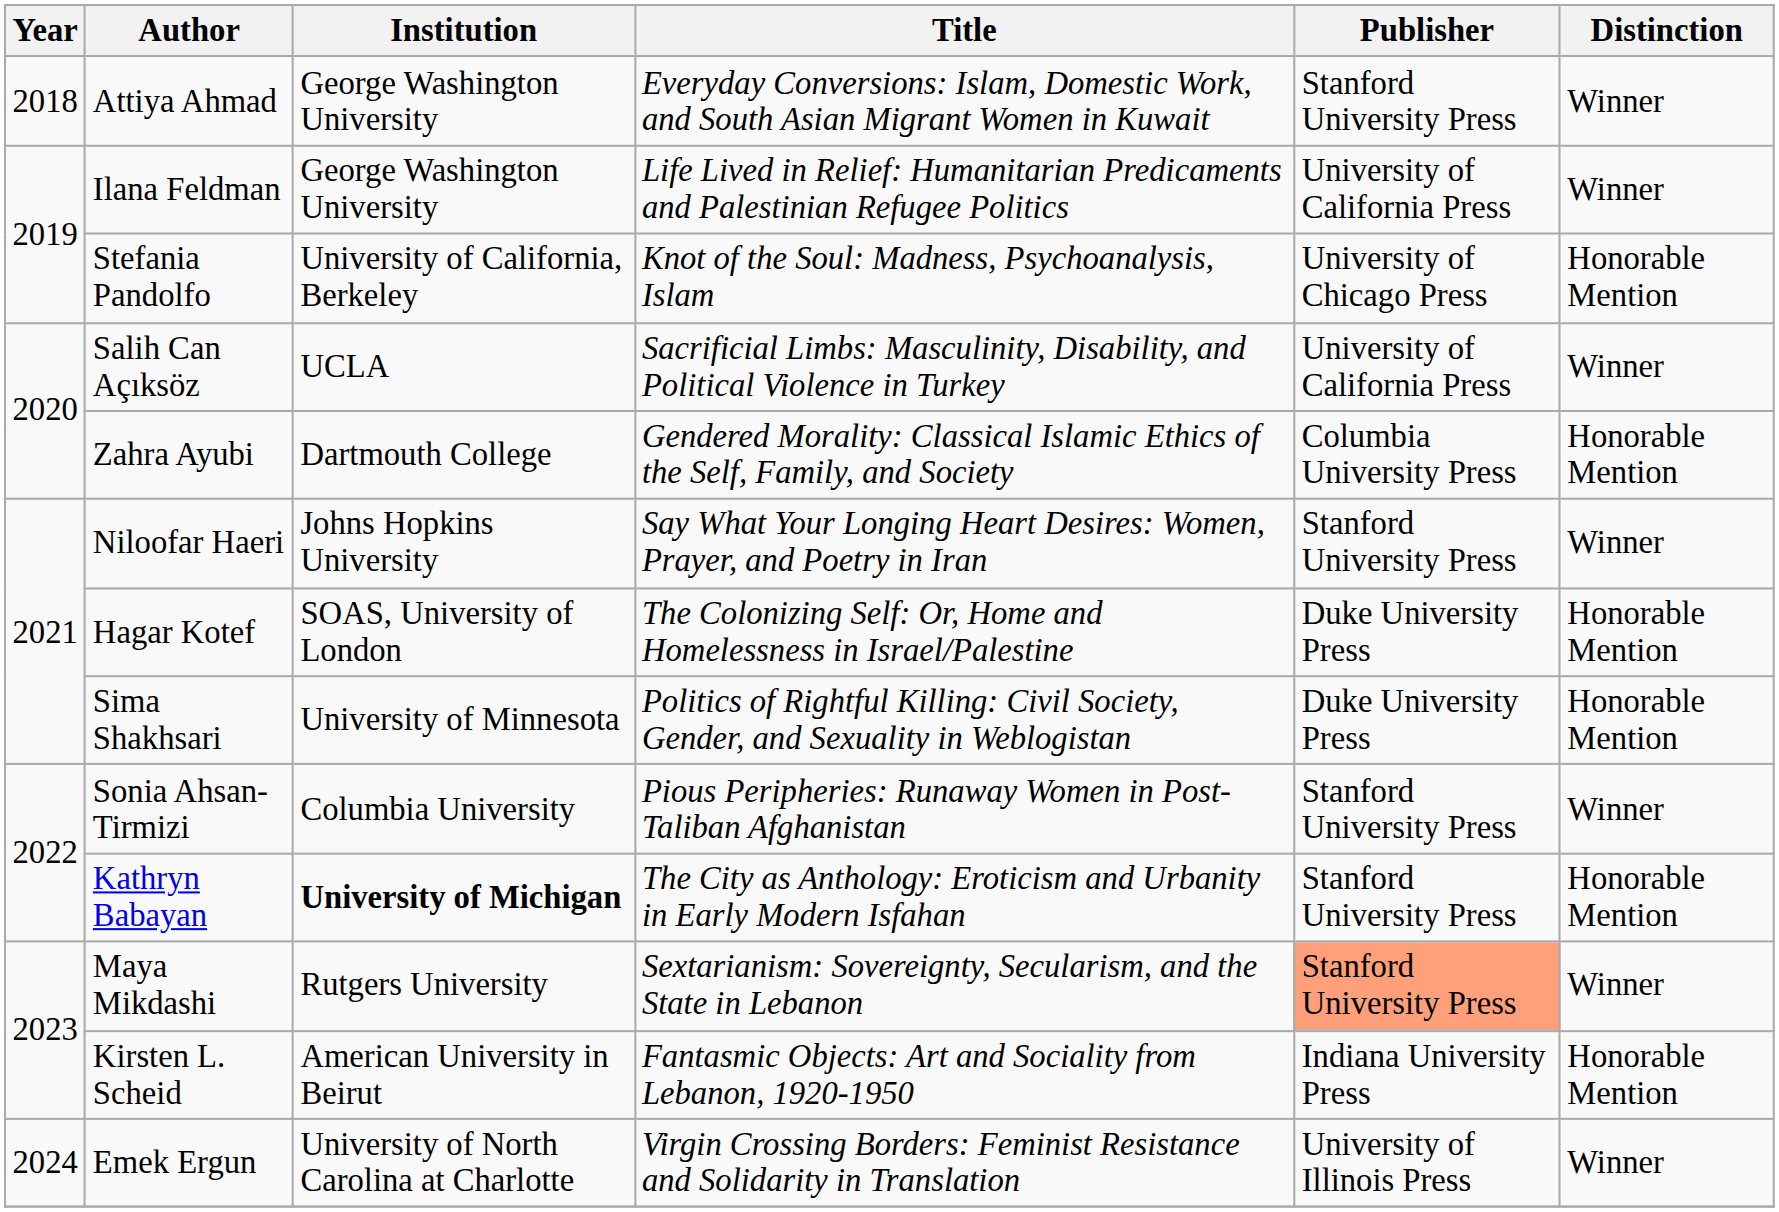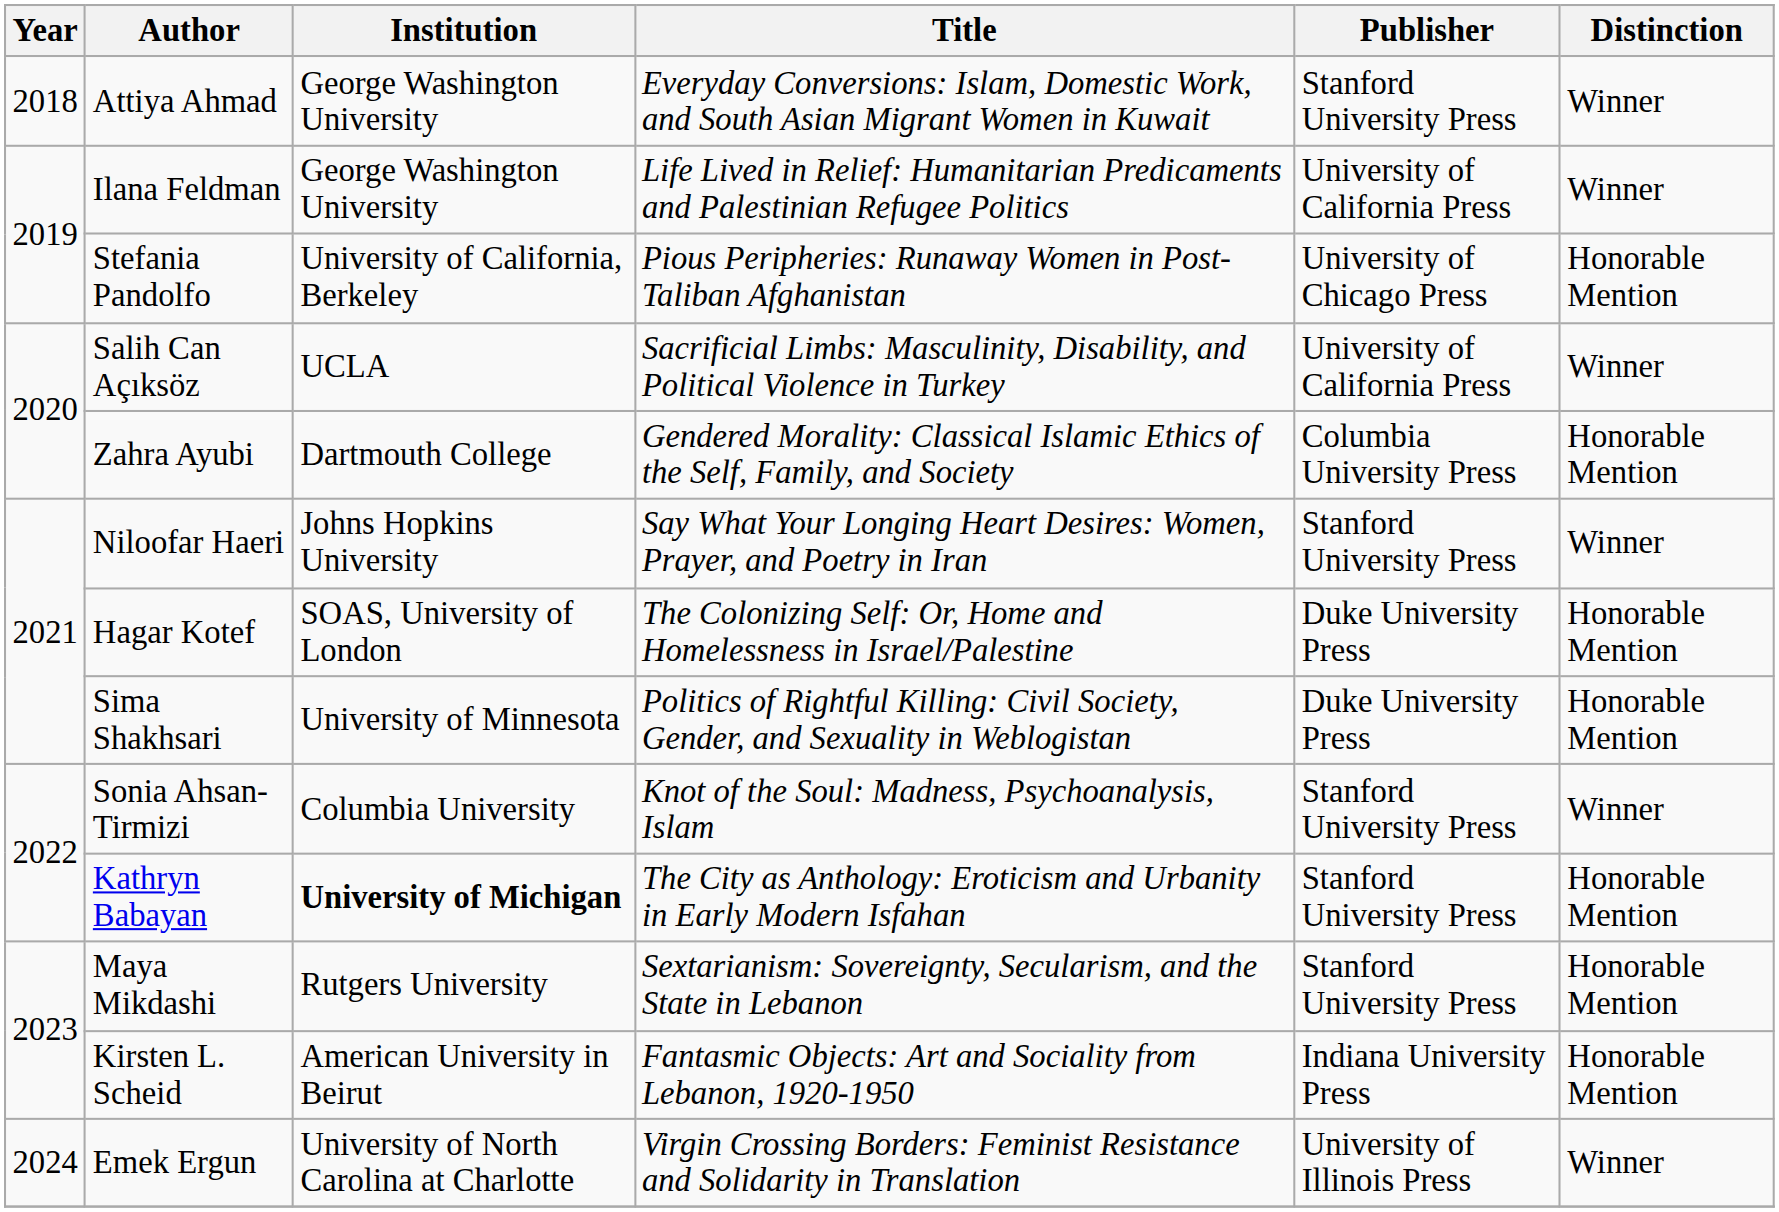(928, 277) Knot of the Soul: Madness, Psychoanalysis, Islam -> (936, 277) Pious Peripheries: Runaway Women in Post-Taliban Afghanistan
(936, 808) Pious Peripheries: Runaway Women in Post-Taliban Afghanistan -> (928, 808) Knot of the Soul: Madness, Psychoanalysis, Islam
(1409, 985) lightsalmon background -> (1409, 985) no background
(1616, 985) Winner -> (1636, 985) Honorable Mention
